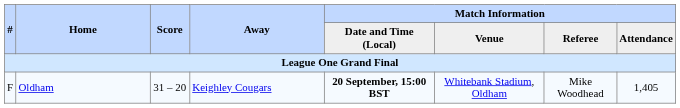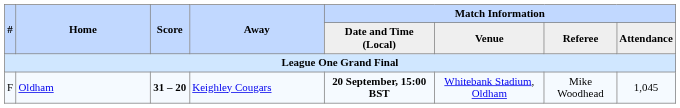(170, 87) normal -> (170, 87) bold
(646, 87) 1,405 -> (646, 87) 1,045
